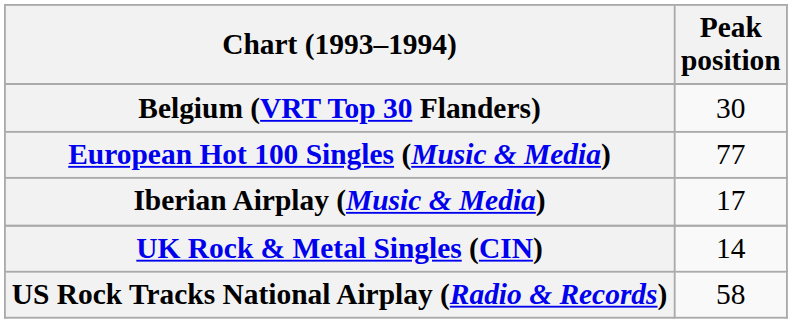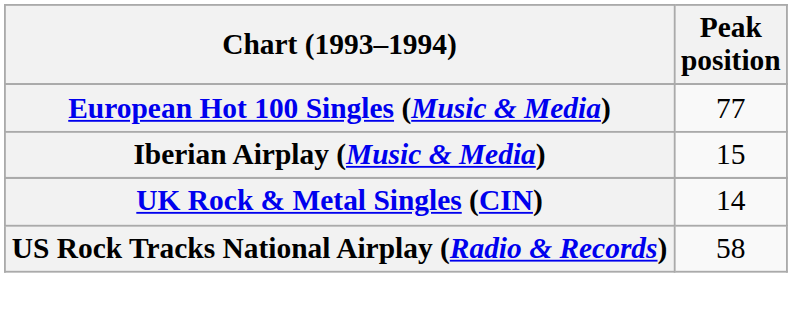- row: (340, 107)
(731, 201) 17 -> (731, 154) 15
